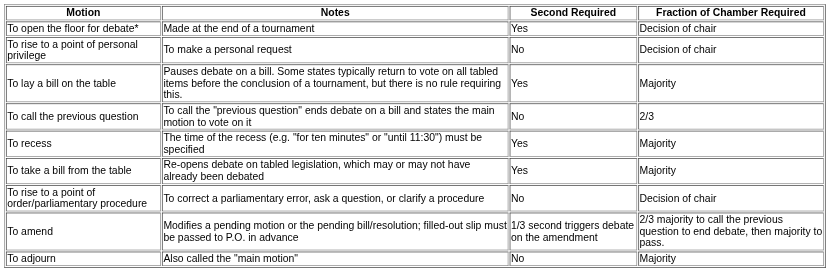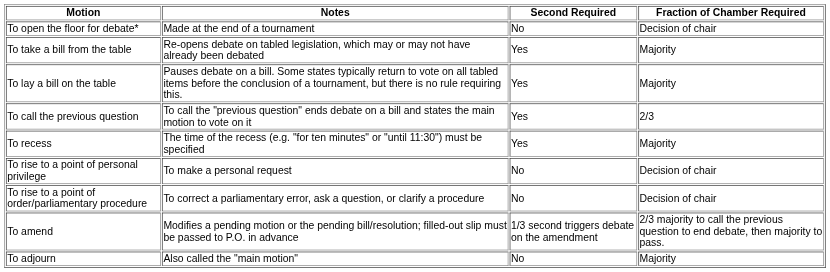(519, 28) Yes -> (518, 28) No
rows swapped: (69, 171) <-> (73, 50)
(518, 116) No -> (519, 116) Yes
